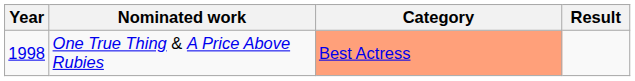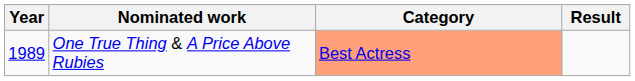(27, 52) 1998 -> (27, 52) 1989
